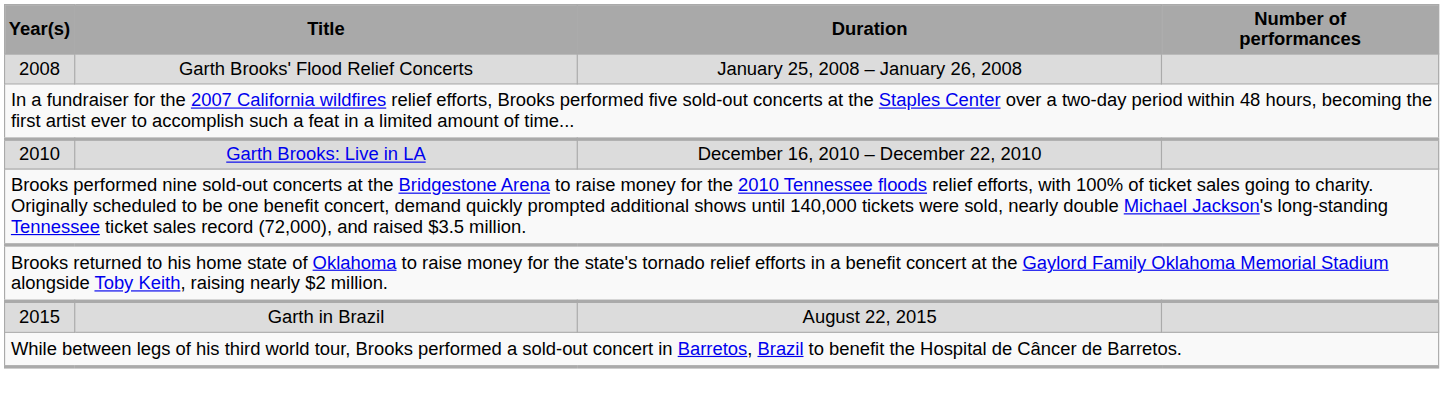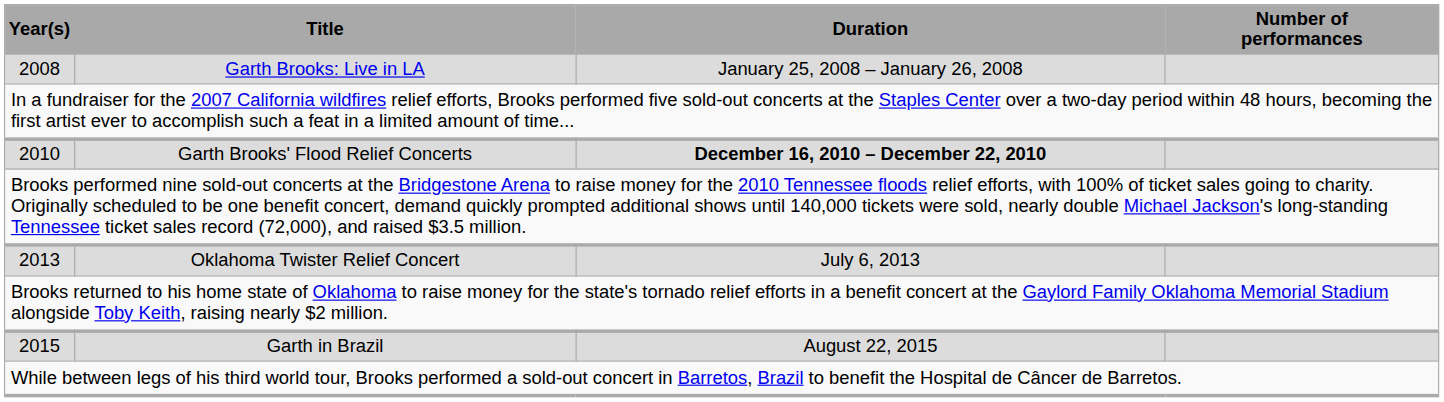(326, 68) Garth Brooks' Flood Relief Concerts -> (325, 68) Garth Brooks: Live in LA
(326, 154) Garth Brooks: Live in LA -> (325, 154) Garth Brooks' Flood Relief Concerts
(870, 154) normal -> (870, 154) bold
+ row: (40, 260)
